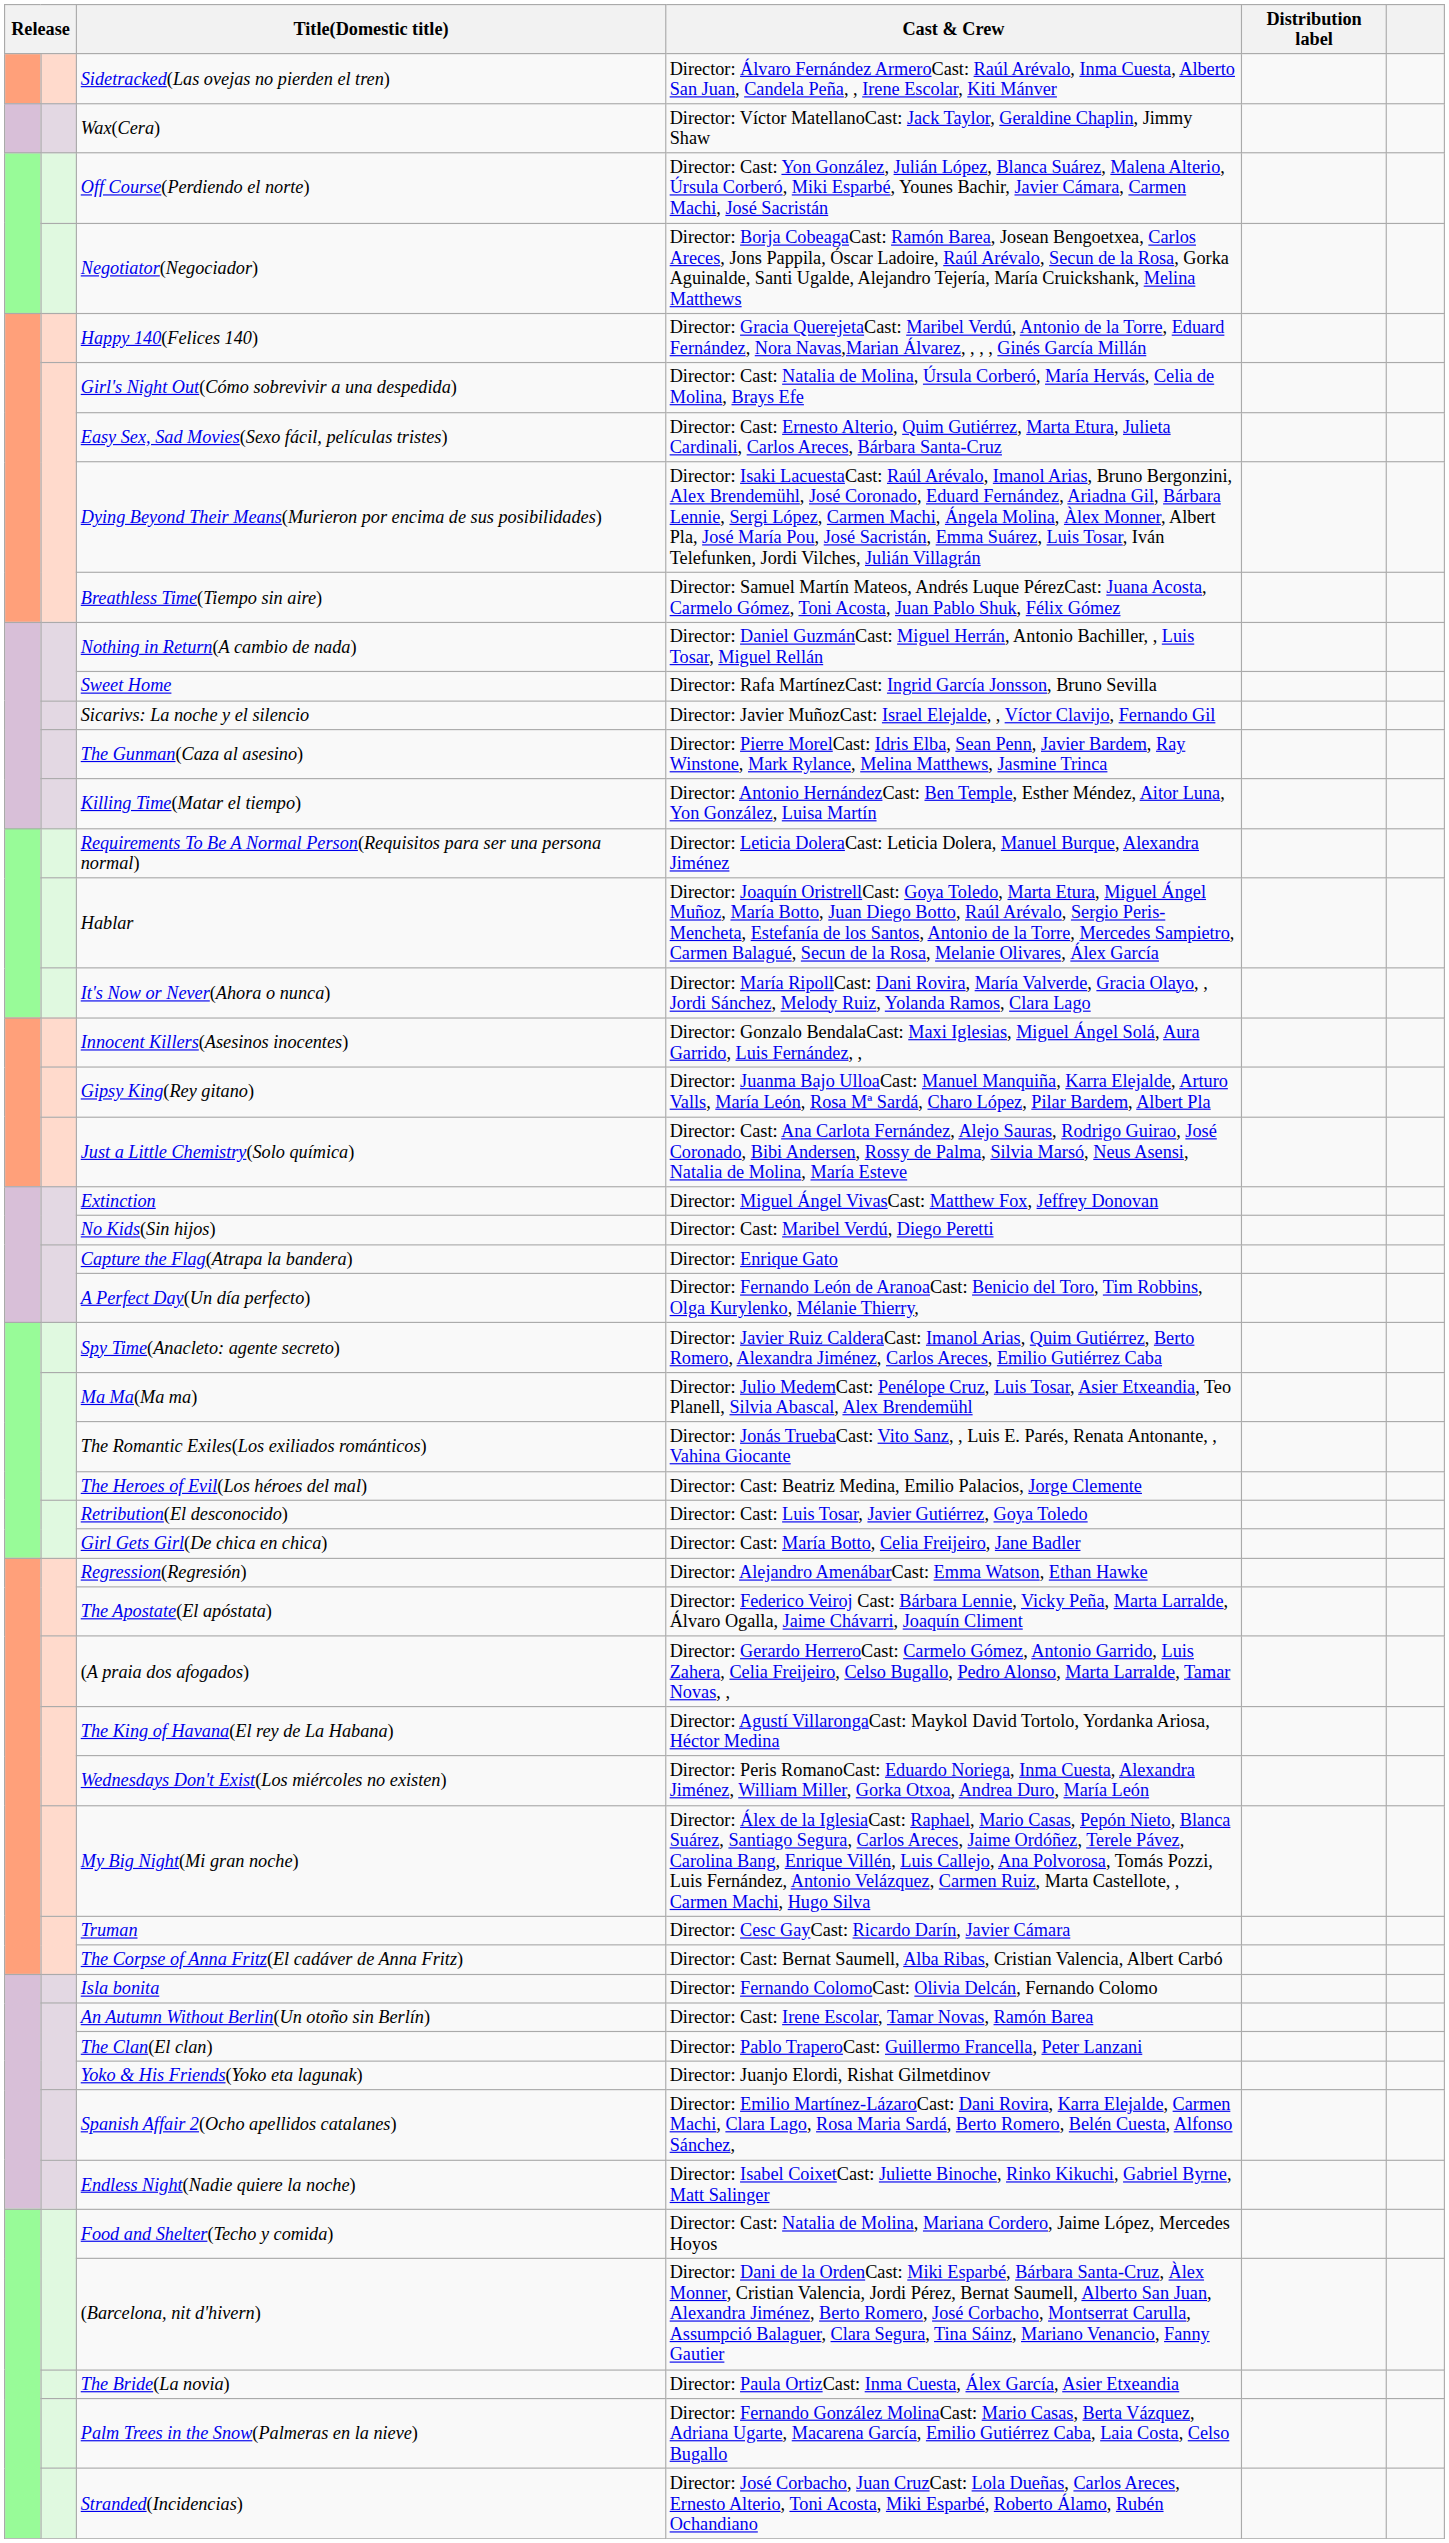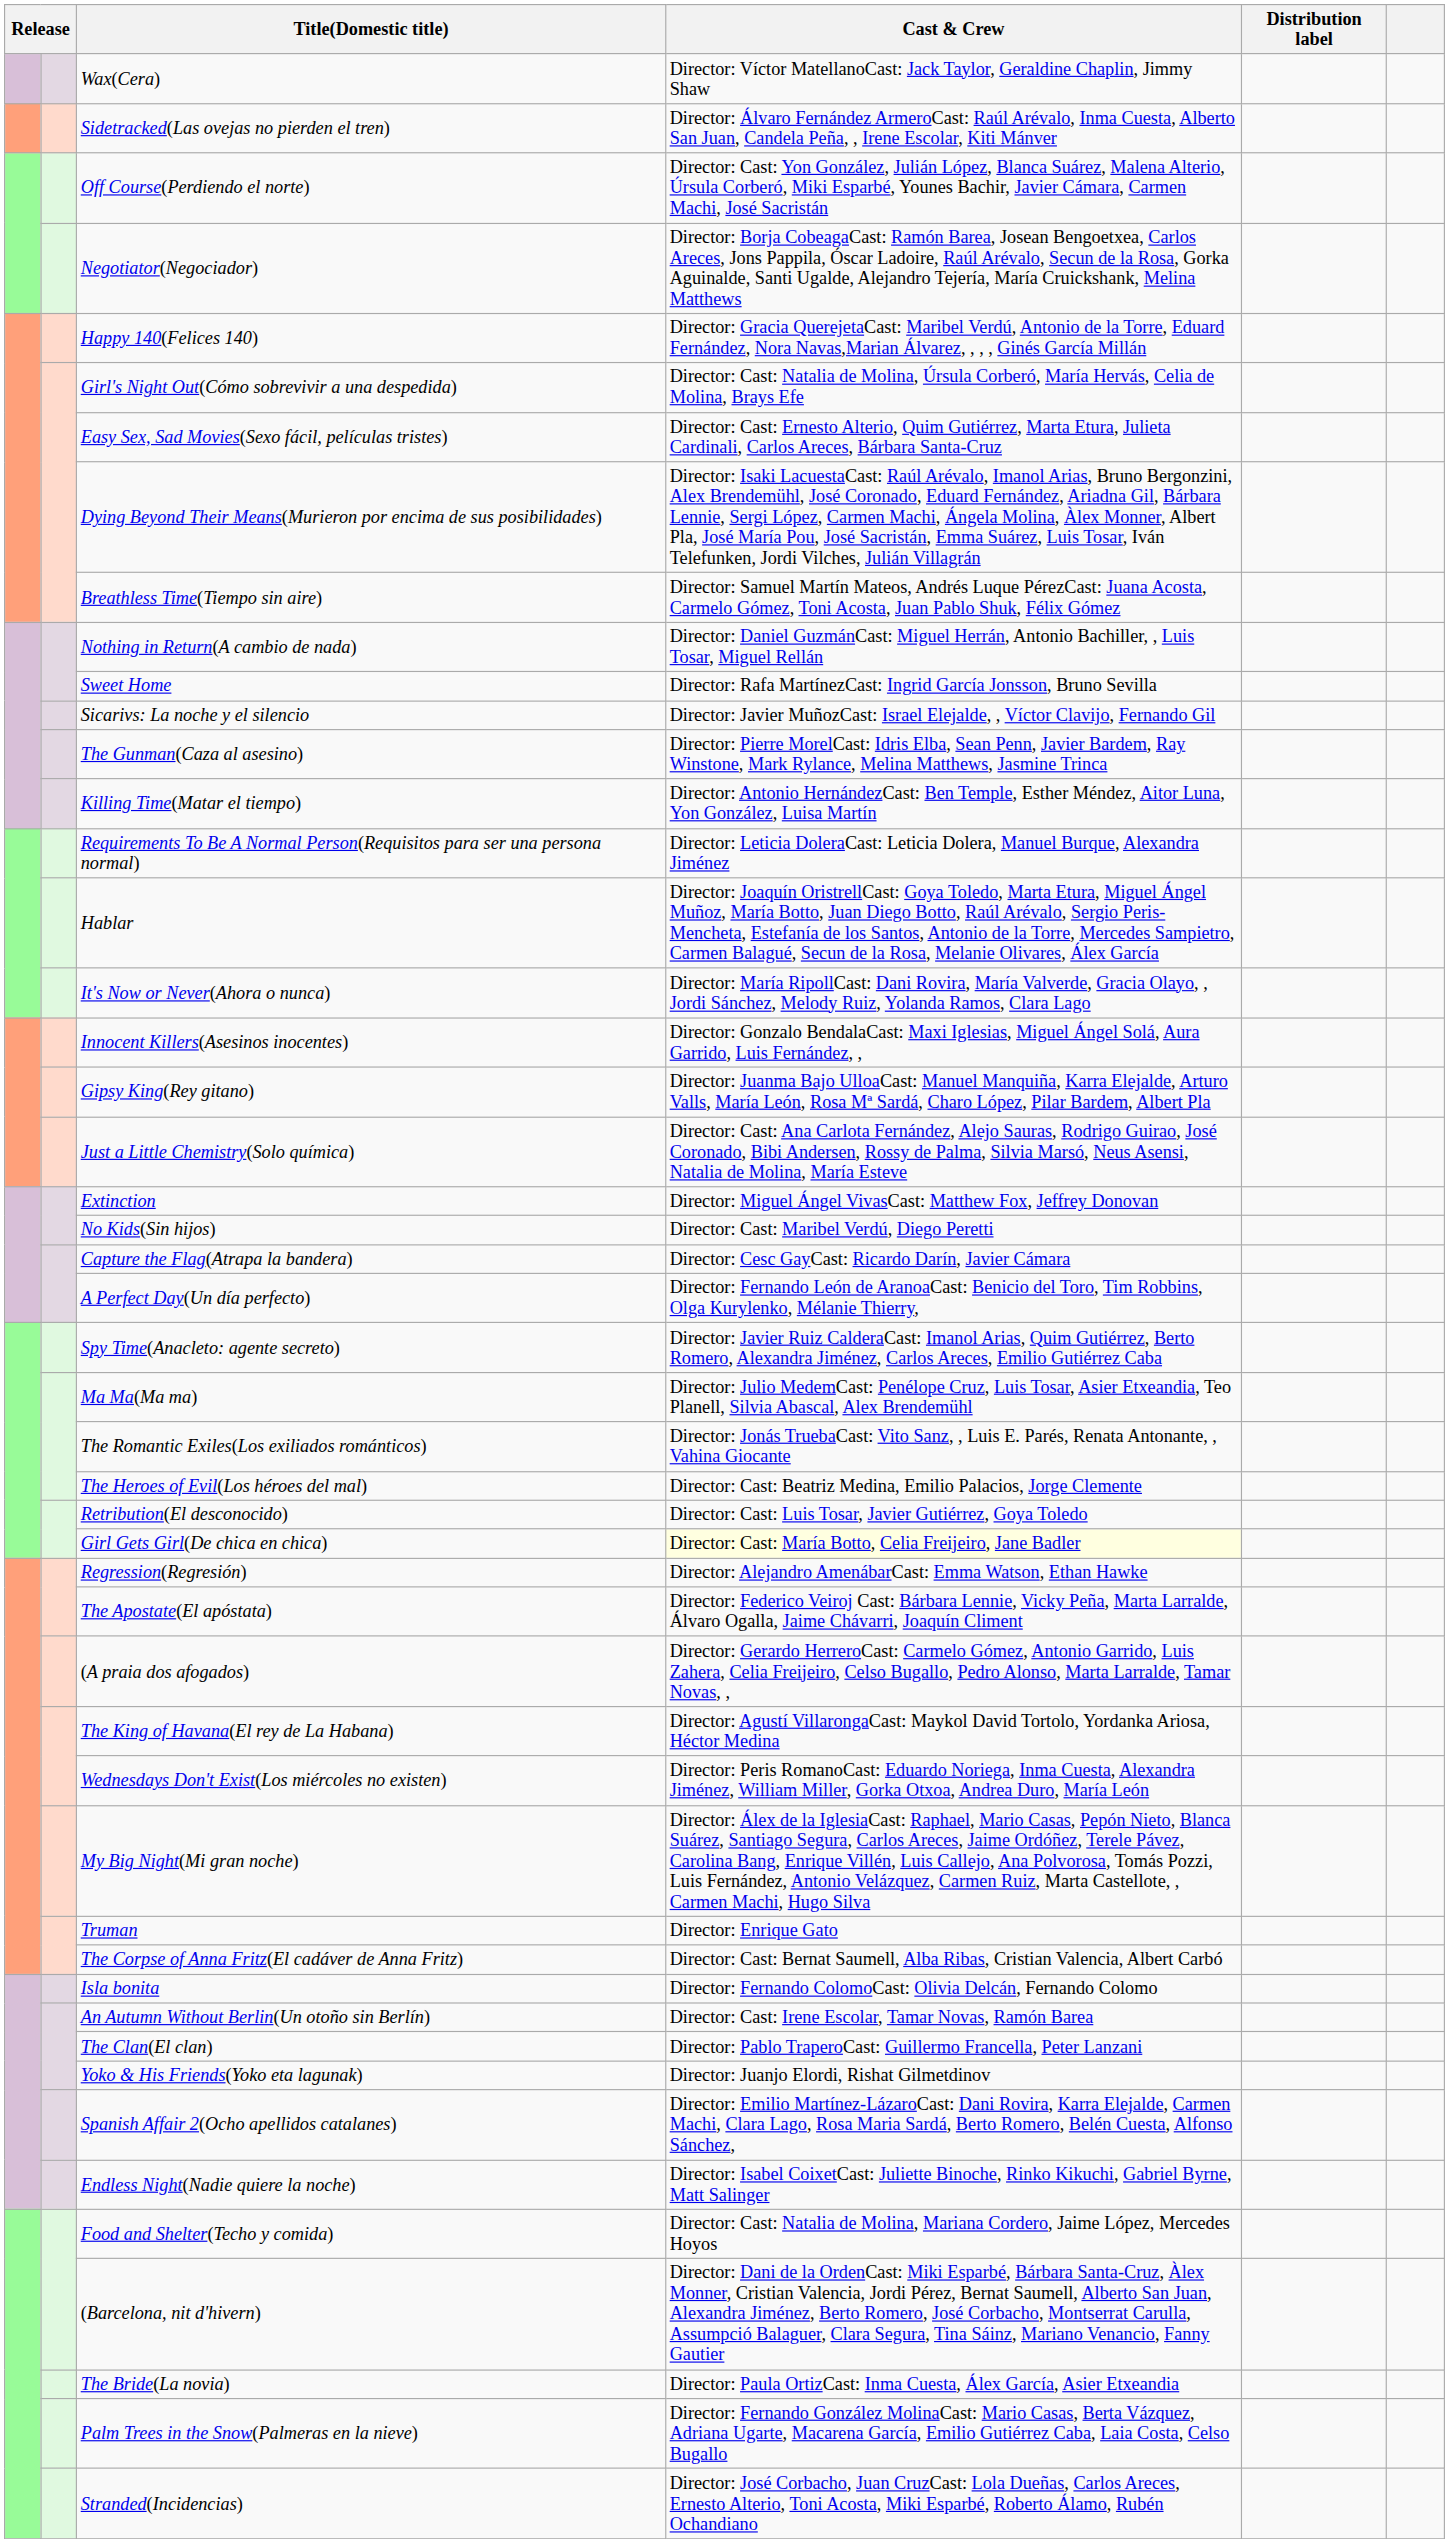rows swapped: (235, 78) <-> (120, 128)
(754, 1258) Director: Enrique Gato -> (870, 1258) Director: Cesc GayCast: Ricardo Darín, Javier Cámara
(875, 1543) no background -> (875, 1543) lightyellow background
(870, 1930) Director: Cesc GayCast: Ricardo Darín, Javier Cámara -> (754, 1930) Director: Enrique Gato
